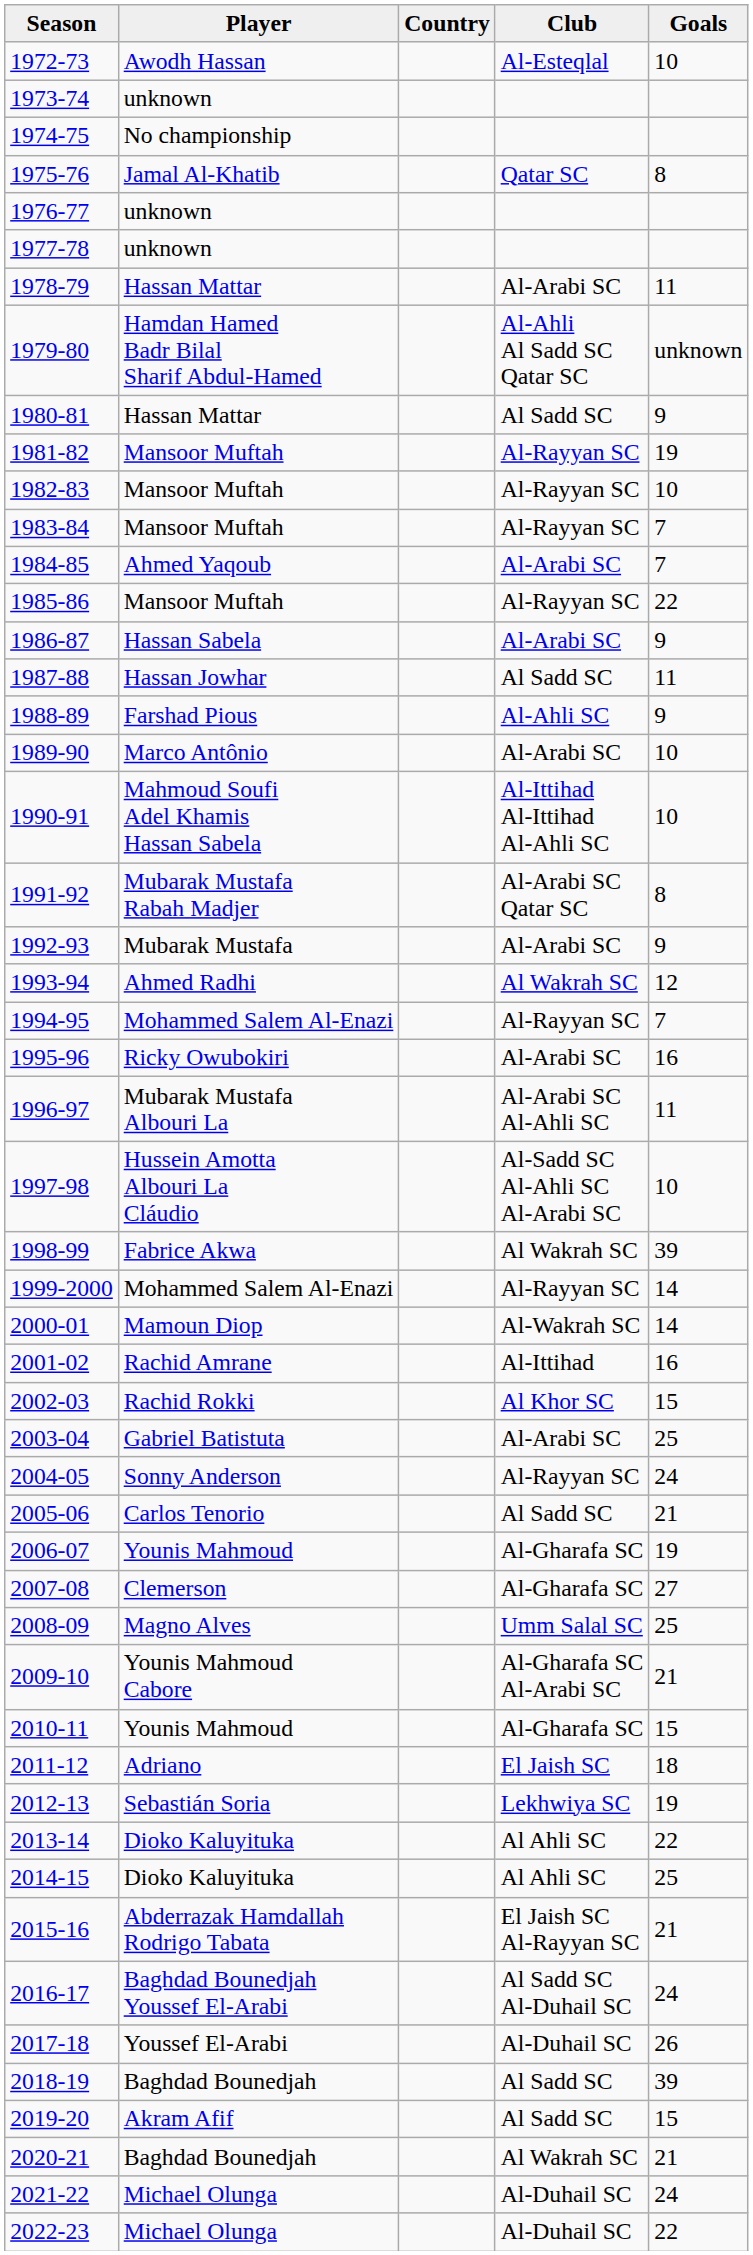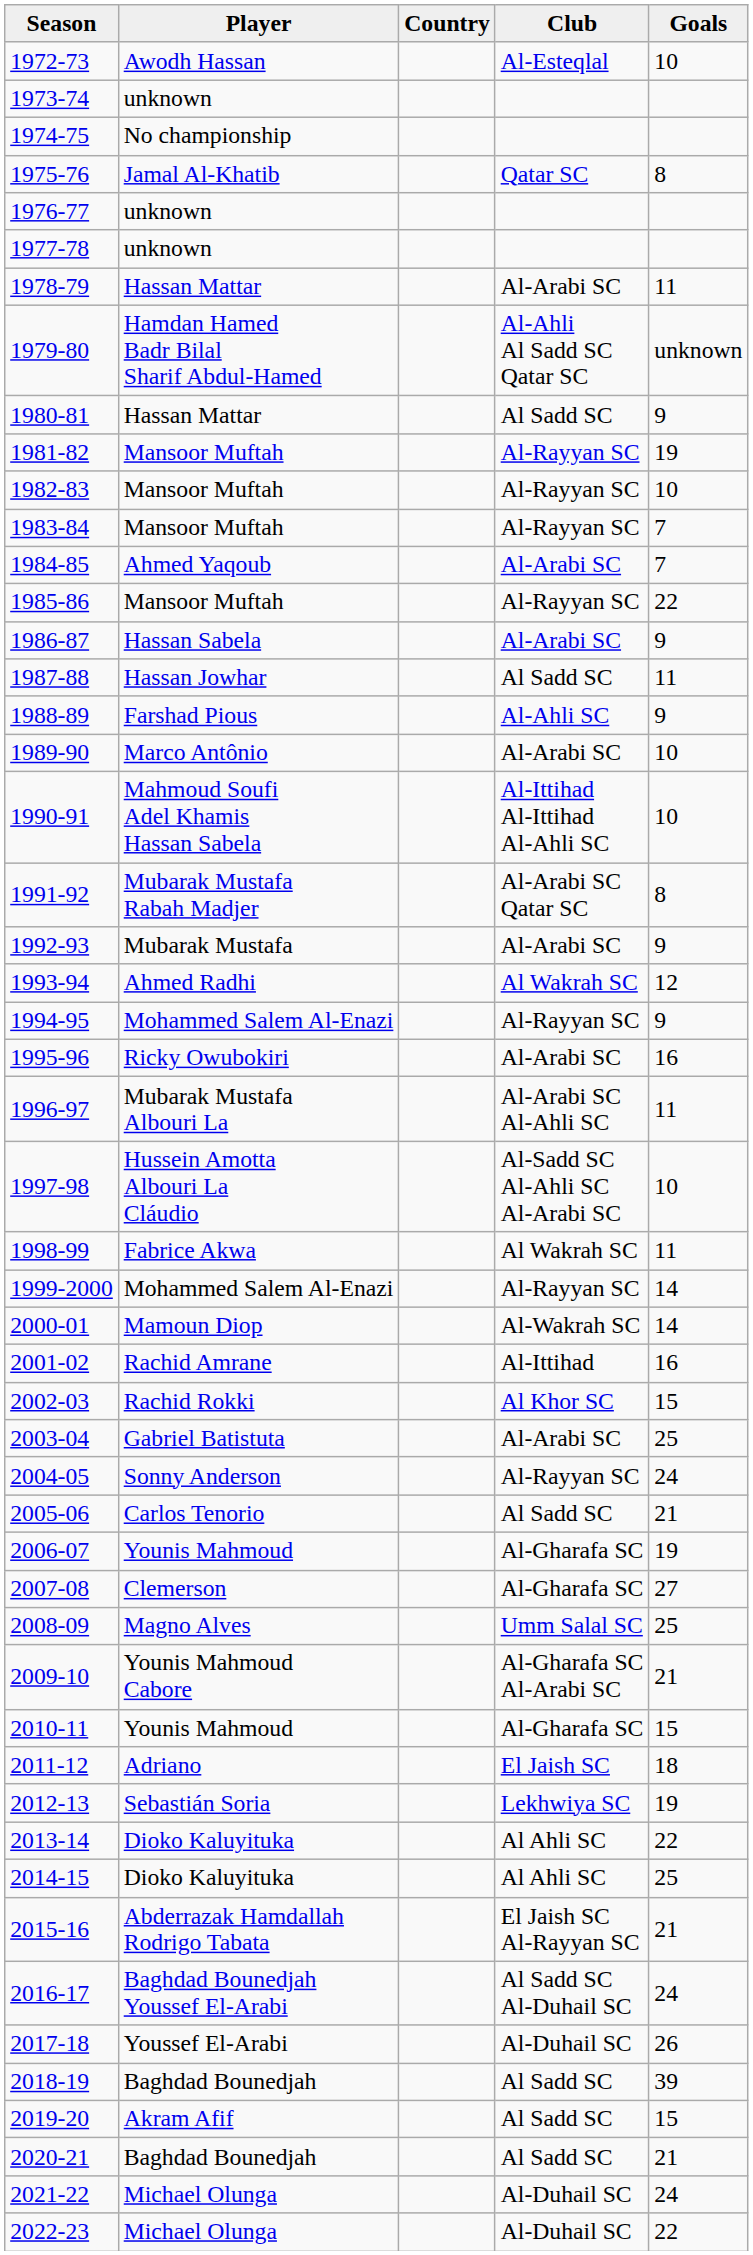(660, 1020) 7 -> (660, 1020) 9
(666, 1250) 39 -> (666, 1250) 11
(569, 2156) Al Wakrah SC -> (557, 2156) Al Sadd SC
